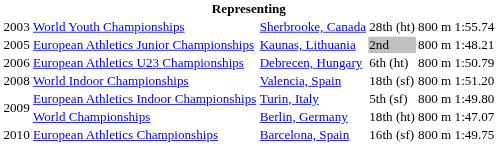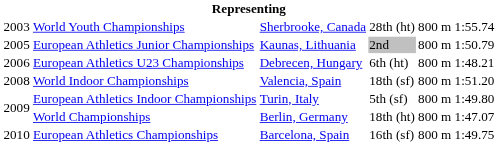(474, 45) 1:48.21 -> (474, 45) 1:50.79
(474, 63) 1:50.79 -> (474, 63) 1:48.21
